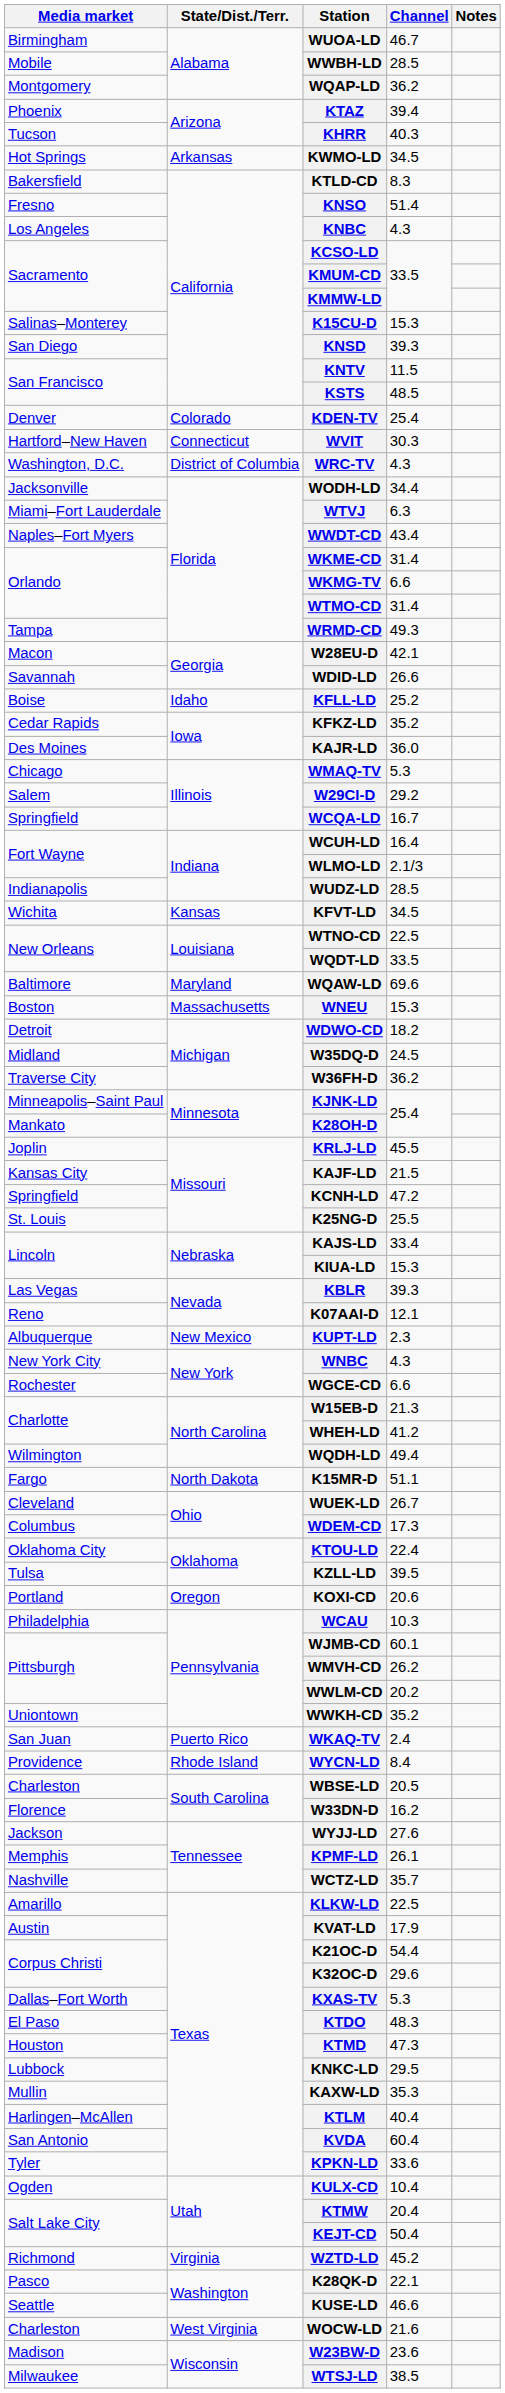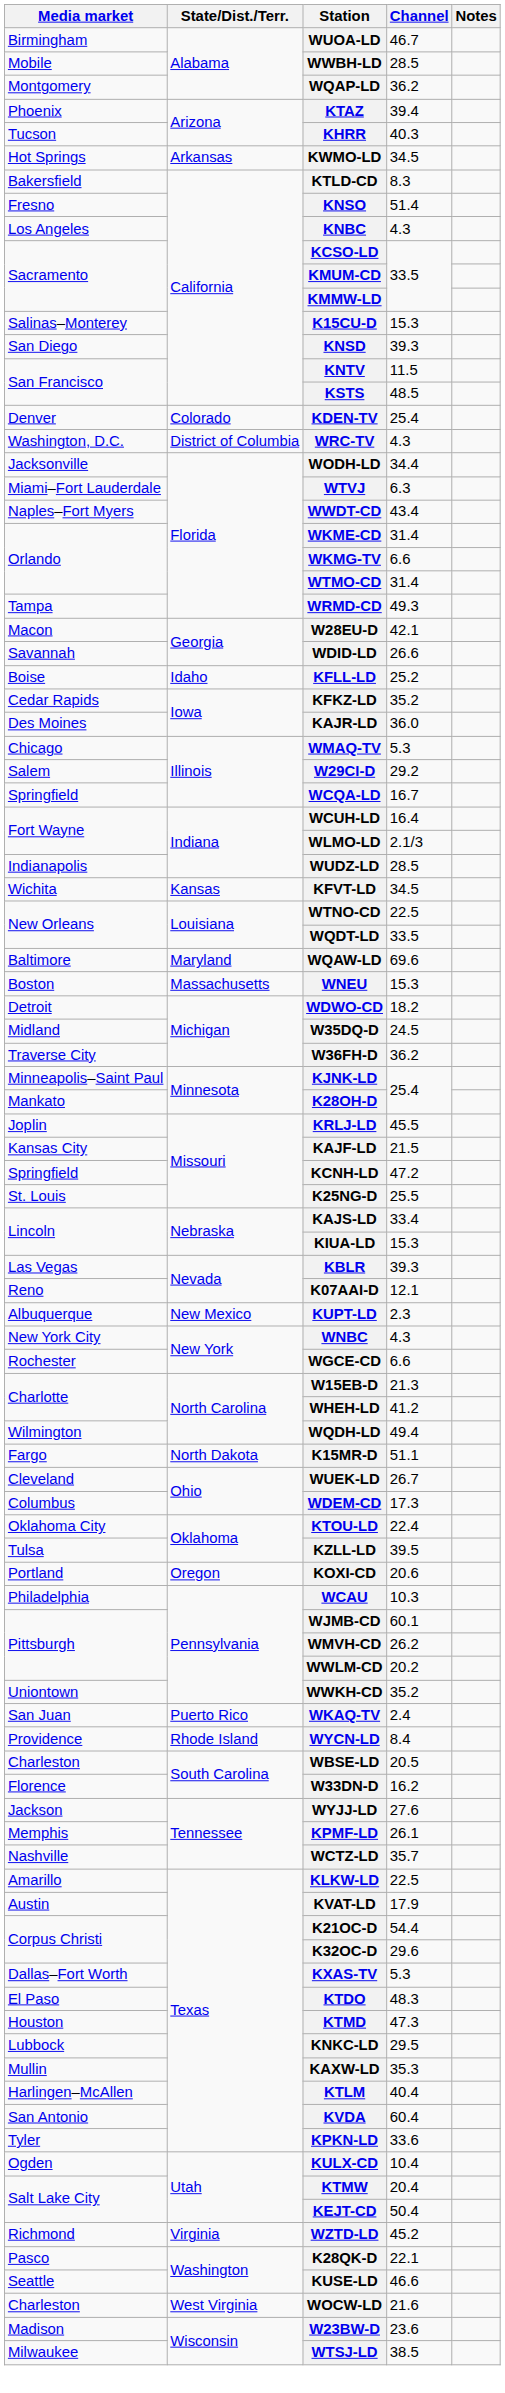- row: (345, 441)
